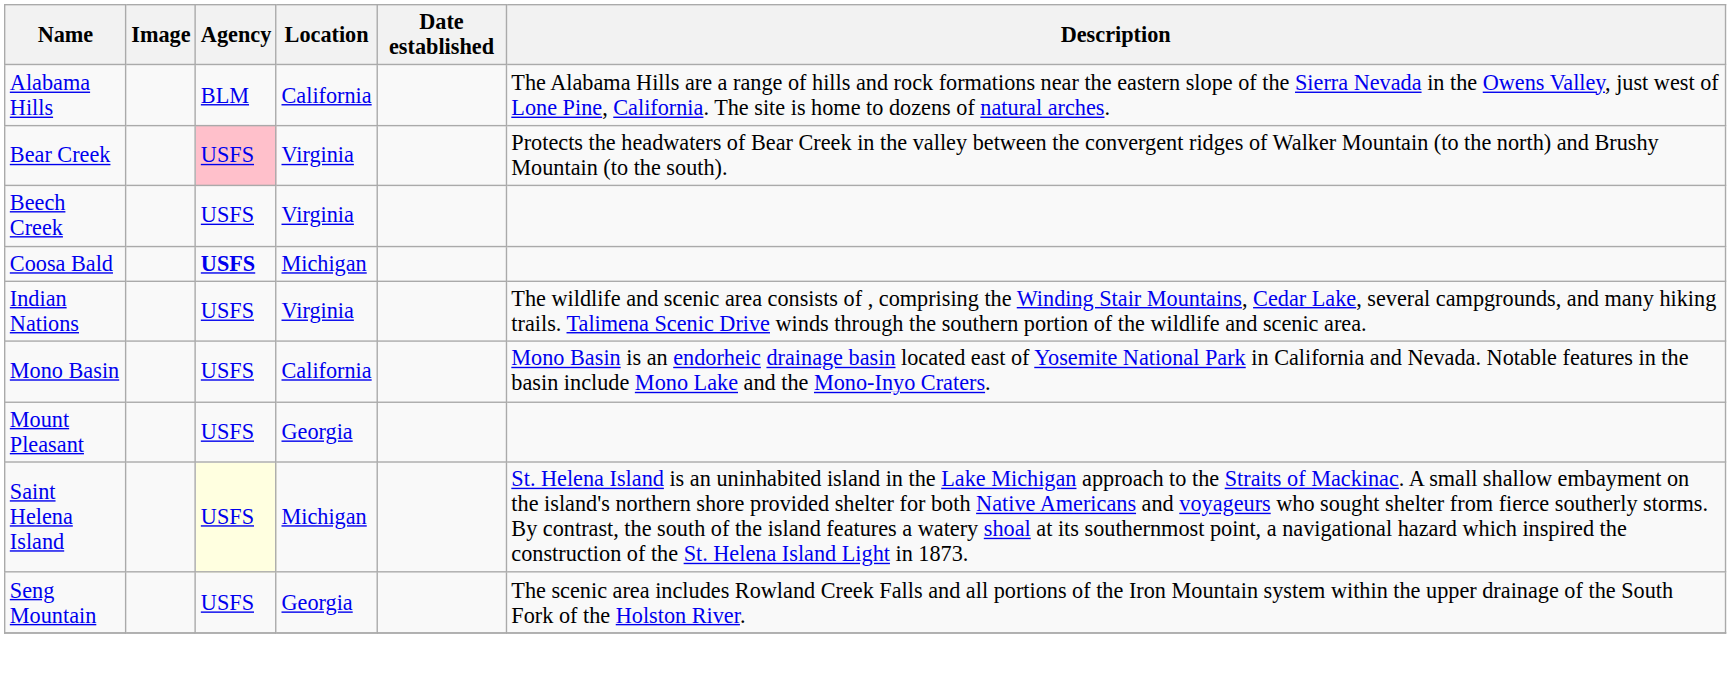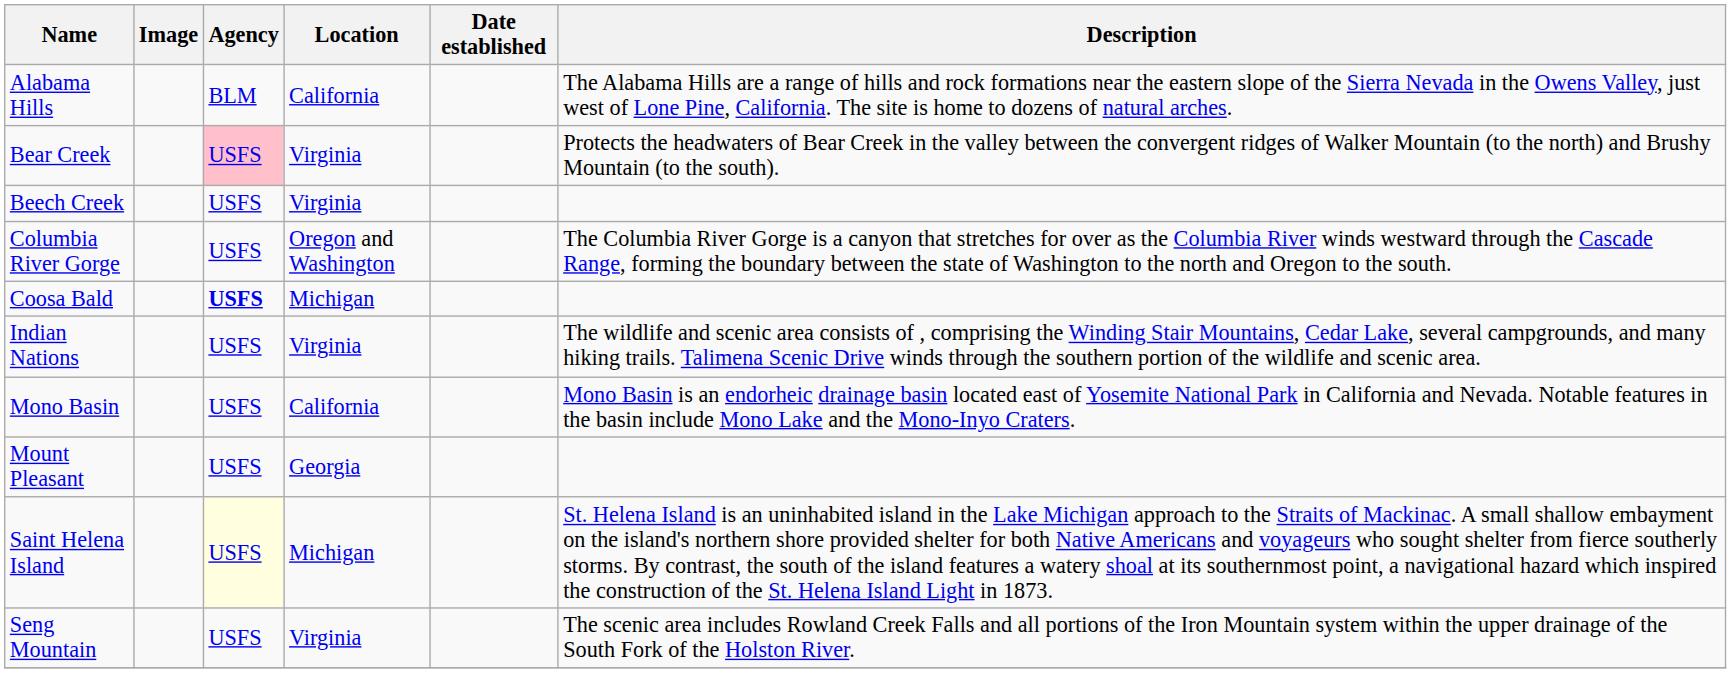+ row: (65, 250)
(317, 602) Georgia -> (325, 637) Virginia
